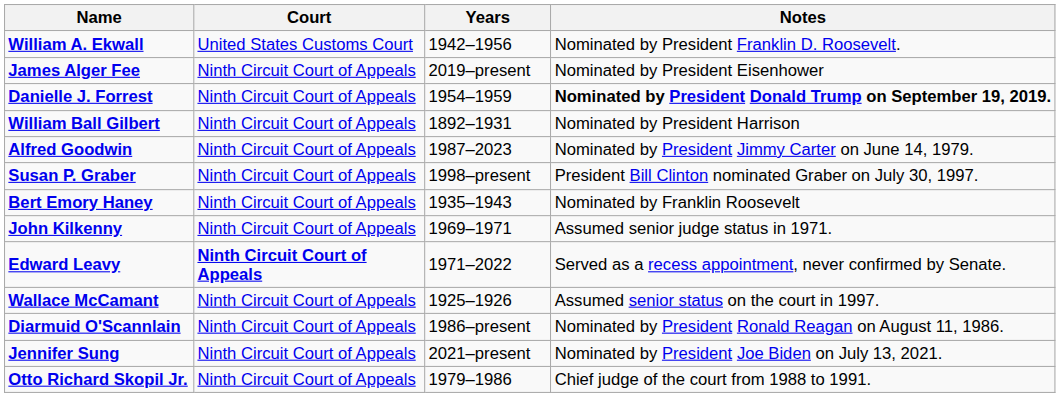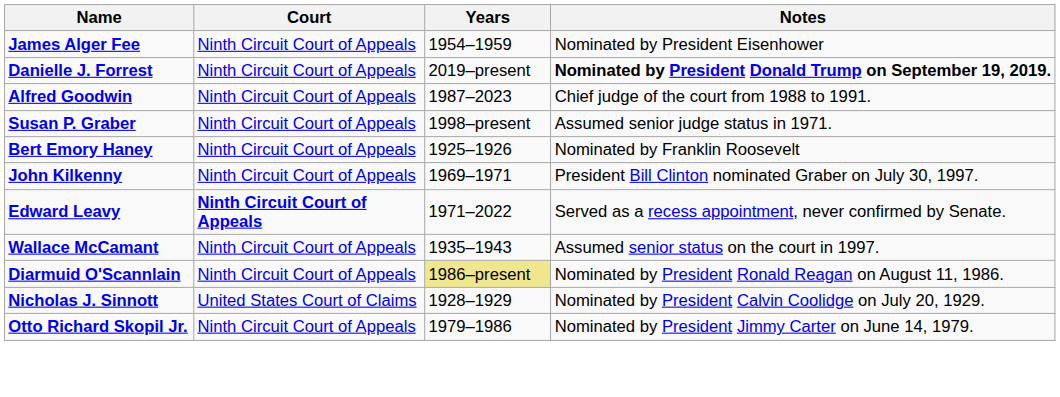- row: (76, 44)
(479, 70) 2019–present -> (470, 44) 1954–1959
(470, 96) 1954–1959 -> (479, 70) 2019–present
- row: (84, 123)
(764, 149) Nominated by President Jimmy Carter on June 14, 1979. -> (713, 96) Chief judge of the court from 1988 to 1991.
(766, 176) President Bill Clinton nominated Graber on July 30, 1997. -> (693, 123) Assumed senior judge status in 1971.
(470, 202) 1935–1943 -> (470, 149) 1925–1926
(693, 228) Assumed senior judge status in 1971. -> (766, 176) President Bill Clinton nominated Graber on July 30, 1997.
(470, 300) 1925–1926 -> (470, 247) 1935–1943
(479, 326) no background -> (479, 273) khaki background
+ row: (83, 300)
- row: (64, 353)
(713, 379) Chief judge of the court from 1988 to 1991. -> (764, 326) Nominated by President Jimmy Carter on June 14, 1979.
